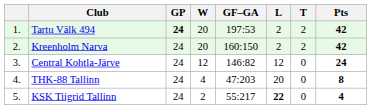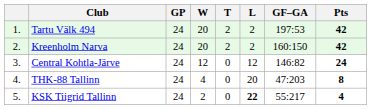columns swapped: (303, 12) <-> (241, 12)
(178, 29) bold -> (178, 29) normal
